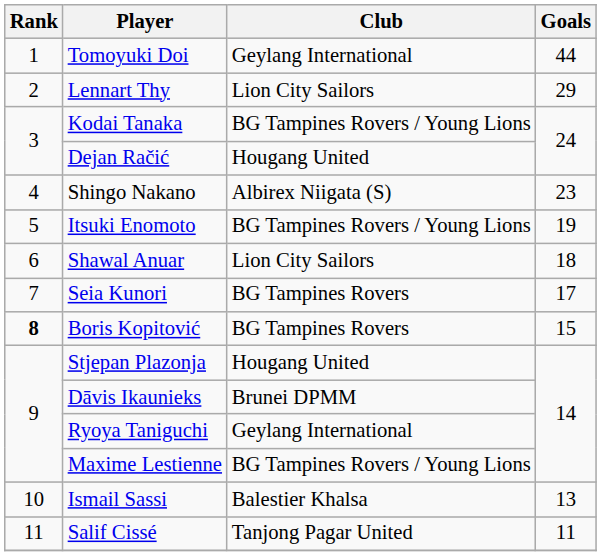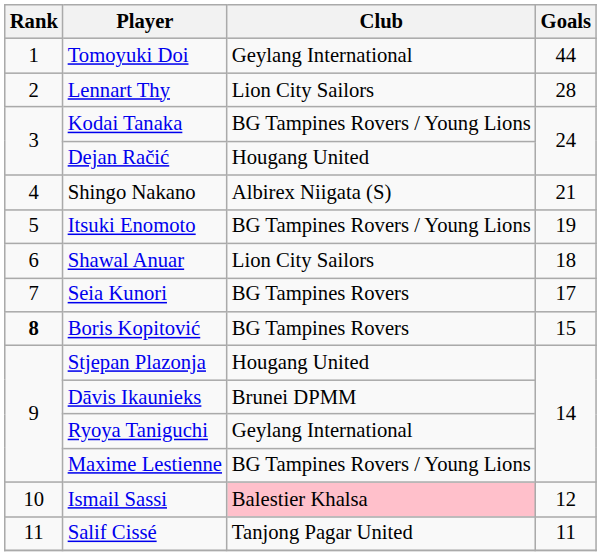(566, 89) 29 -> (566, 89) 28
(566, 191) 23 -> (566, 191) 21
(300, 498) no background -> (300, 498) pink background
(566, 498) 13 -> (566, 498) 12
